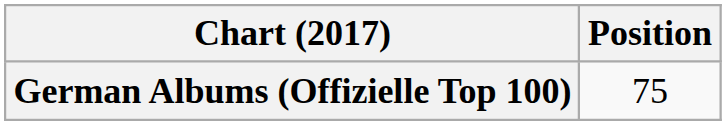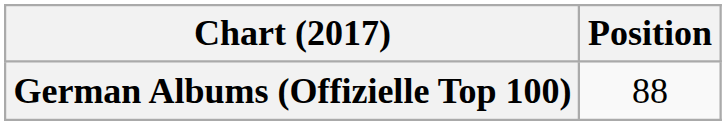(650, 90) 75 -> (650, 90) 88
